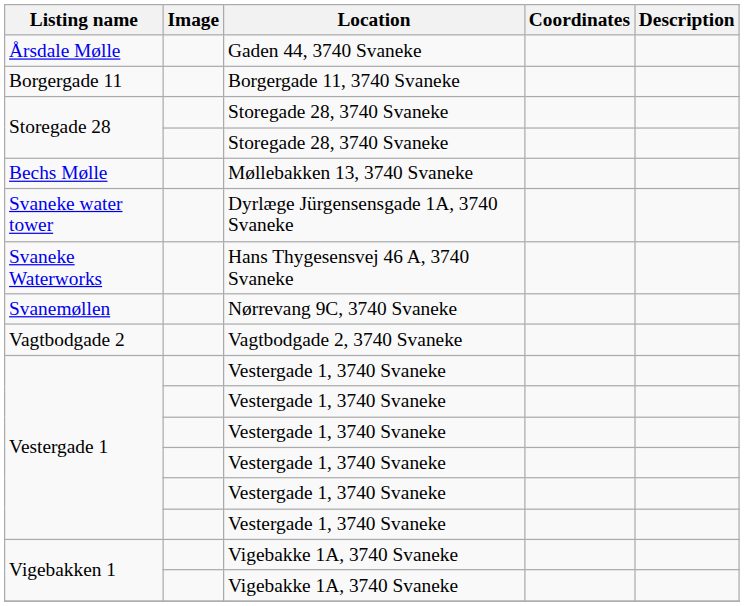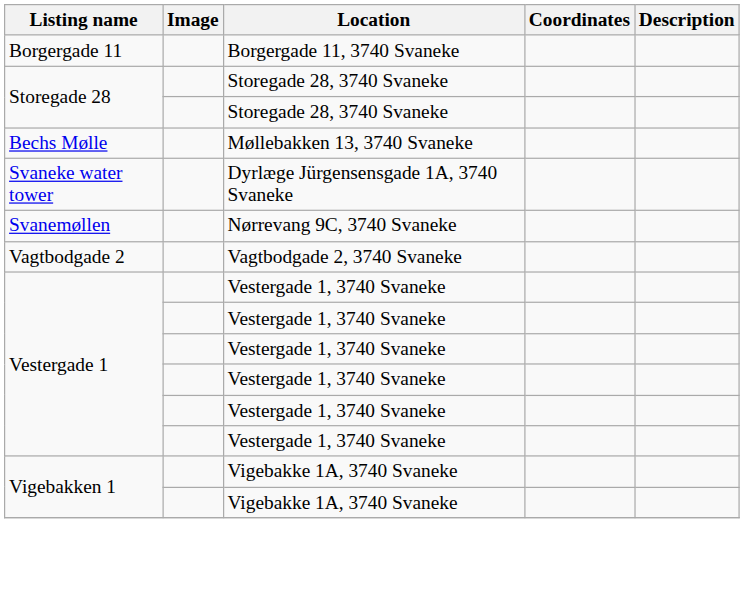- row: (65, 50)
- row: (56, 267)
